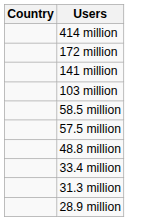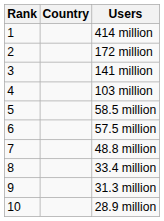+ column: (22, 14)
